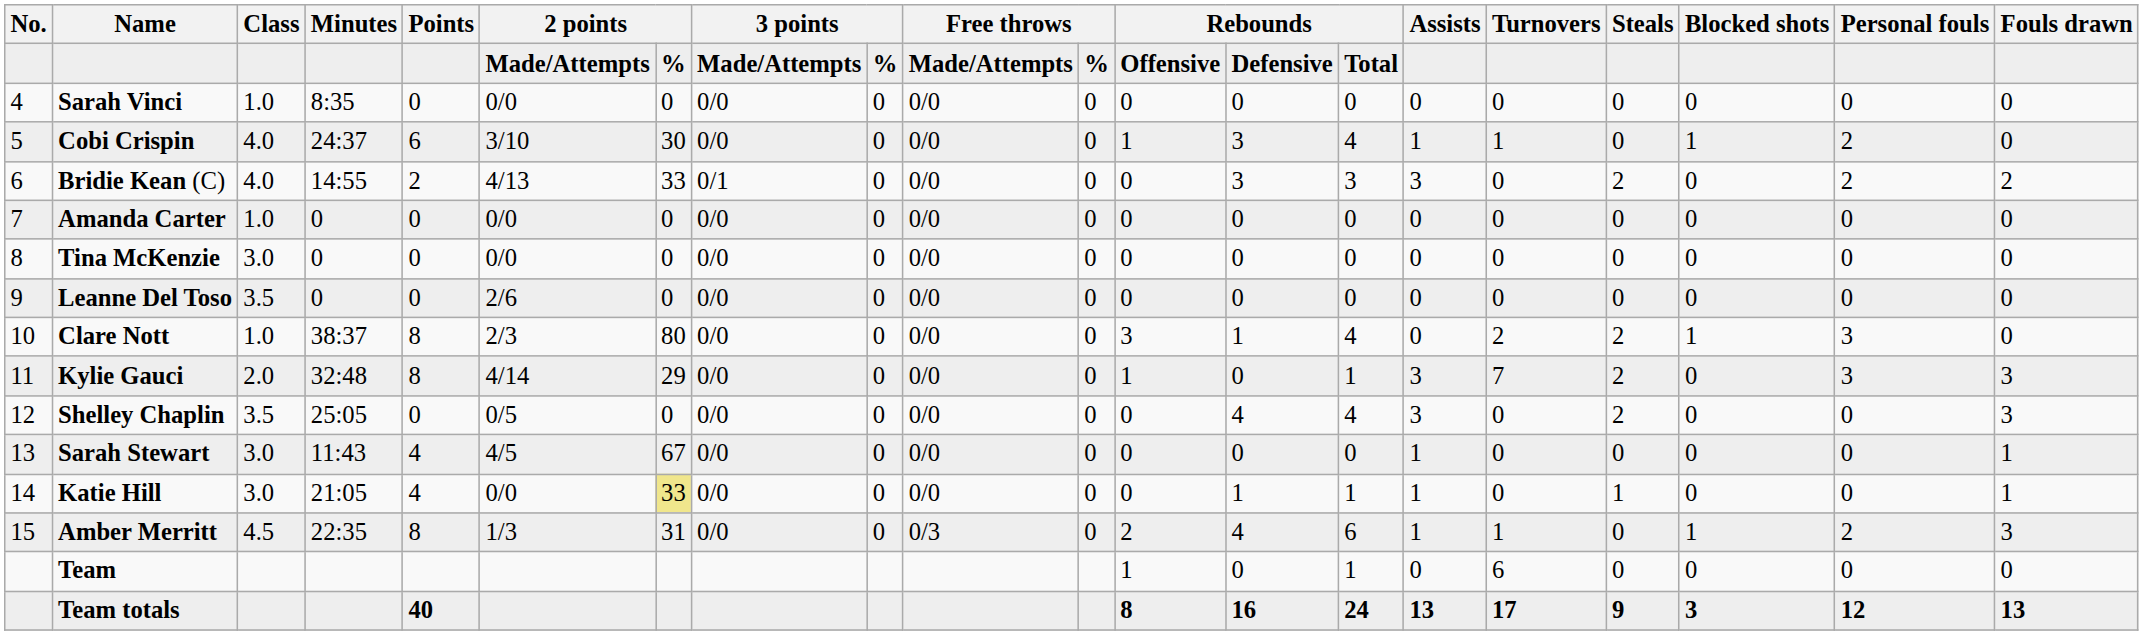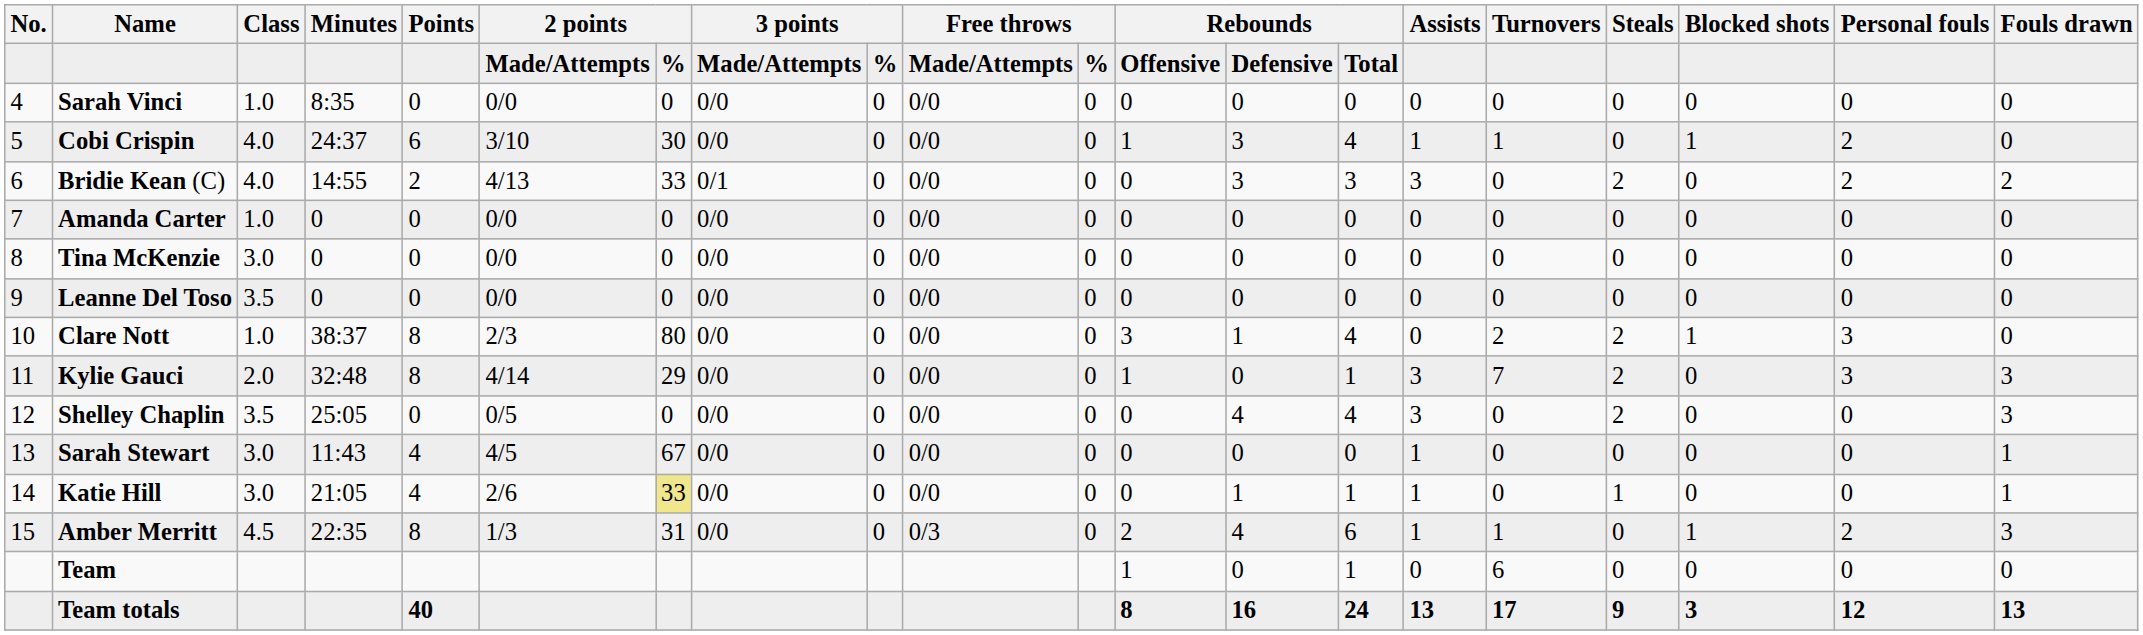(501, 297) 2/6 -> (501, 297) 0/0
(501, 492) 0/0 -> (501, 492) 2/6
